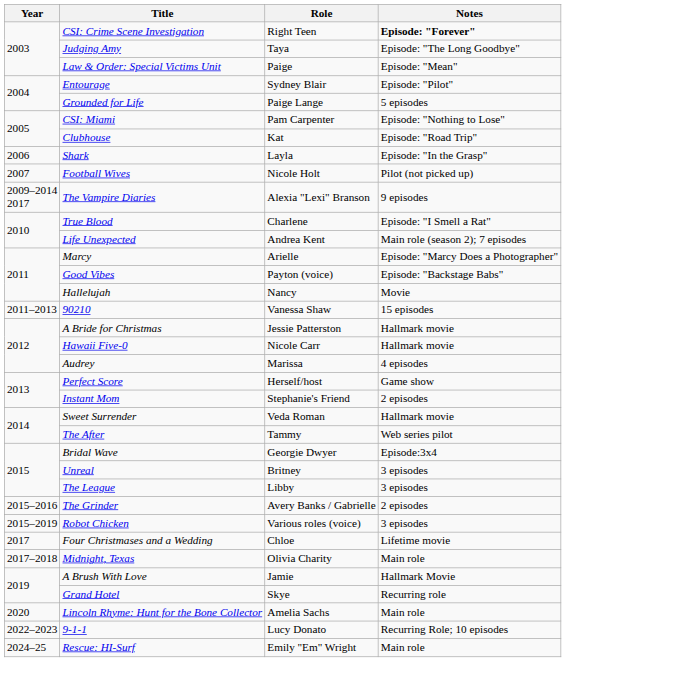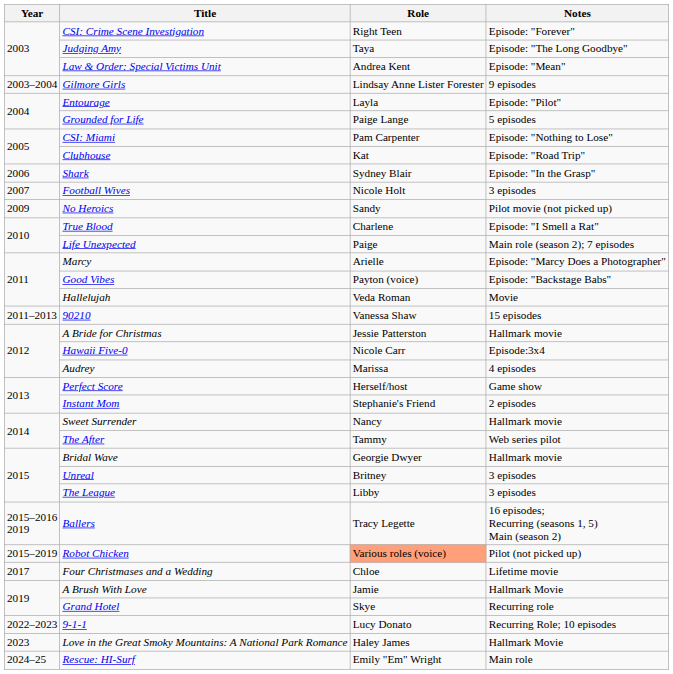(428, 31) bold -> (532, 31) normal
(280, 66) Paige -> (381, 66) Andrea Kent
+ row: (94, 84)
(297, 84) Sydney Blair -> (365, 102) Layla
(280, 155) Layla -> (382, 173) Sydney Blair
(427, 173) Pilot (not picked up) -> (512, 191) 3 episodes
+ row: (88, 208)
- row: (109, 197)
(296, 239) Andrea Kent -> (365, 244) Paige
(282, 292) Nancy -> (381, 297) Veda Roman
(417, 345) Hallmark movie -> (517, 350) Episode:3x4
(296, 416) Veda Roman -> (367, 421) Nancy
(409, 452) Episode:3x4 -> (525, 457) Hallmark movie
+ row: (79, 523)
- row: (90, 505)
(314, 523) no background -> (399, 553) lightsalmon background
(404, 523) 3 episodes -> (535, 553) Pilot (not picked up)
- row: (98, 558)
- row: (162, 612)
+ row: (205, 642)
